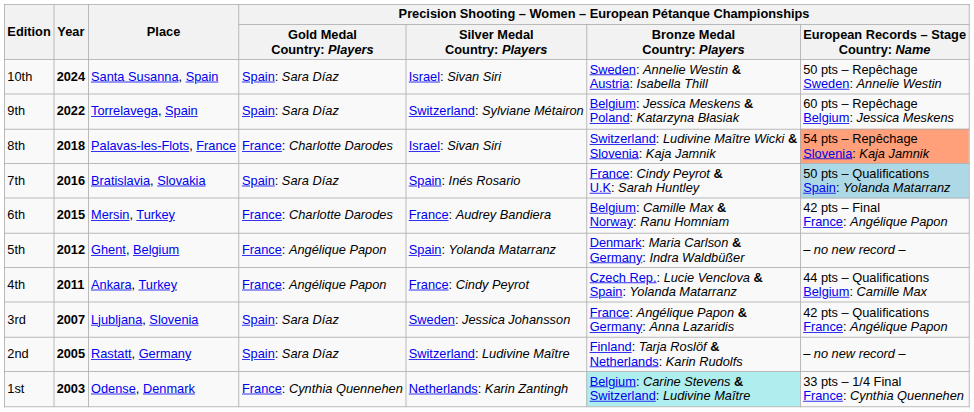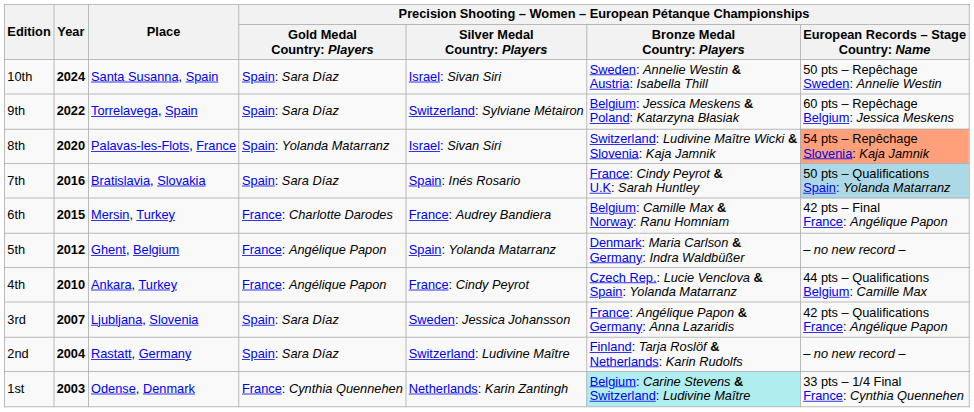(71, 146) 2018 -> (71, 146) 2020
(317, 146) France: Charlotte Darodes -> (316, 146) Spain: Yolanda Matarranz
(71, 285) 2011 -> (71, 285) 2010
(71, 354) 2005 -> (71, 354) 2004
